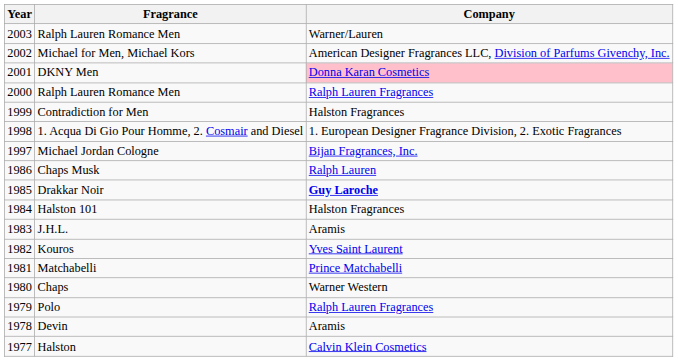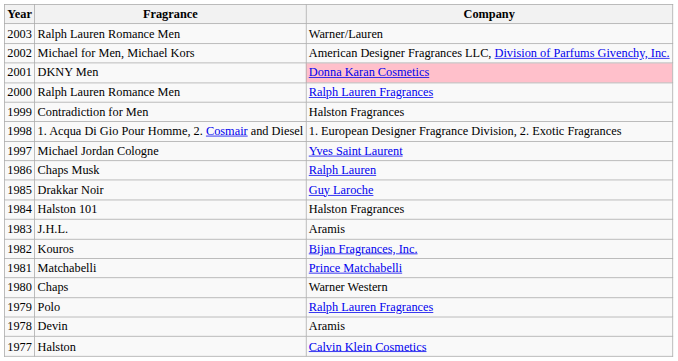(363, 151) Bijan Fragrances, Inc. -> (356, 151) Yves Saint Laurent
(343, 190) bold -> (341, 190) normal
(356, 248) Yves Saint Laurent -> (363, 248) Bijan Fragrances, Inc.
